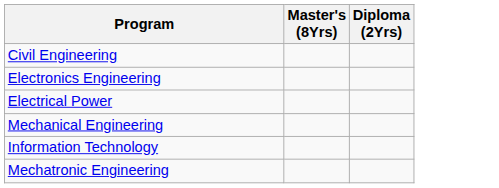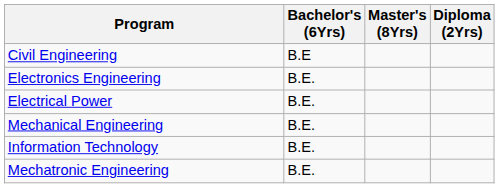+ column: (324, 24)
